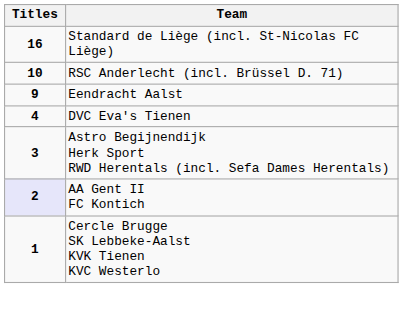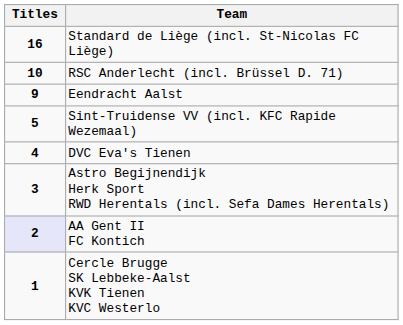+ row: (202, 124)
